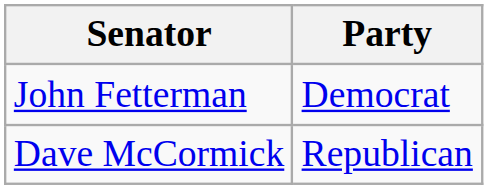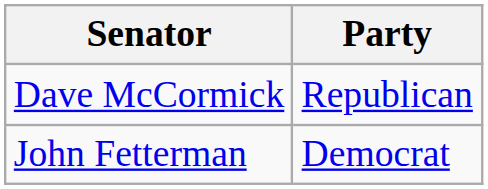rows swapped: (130, 93) <-> (149, 153)
